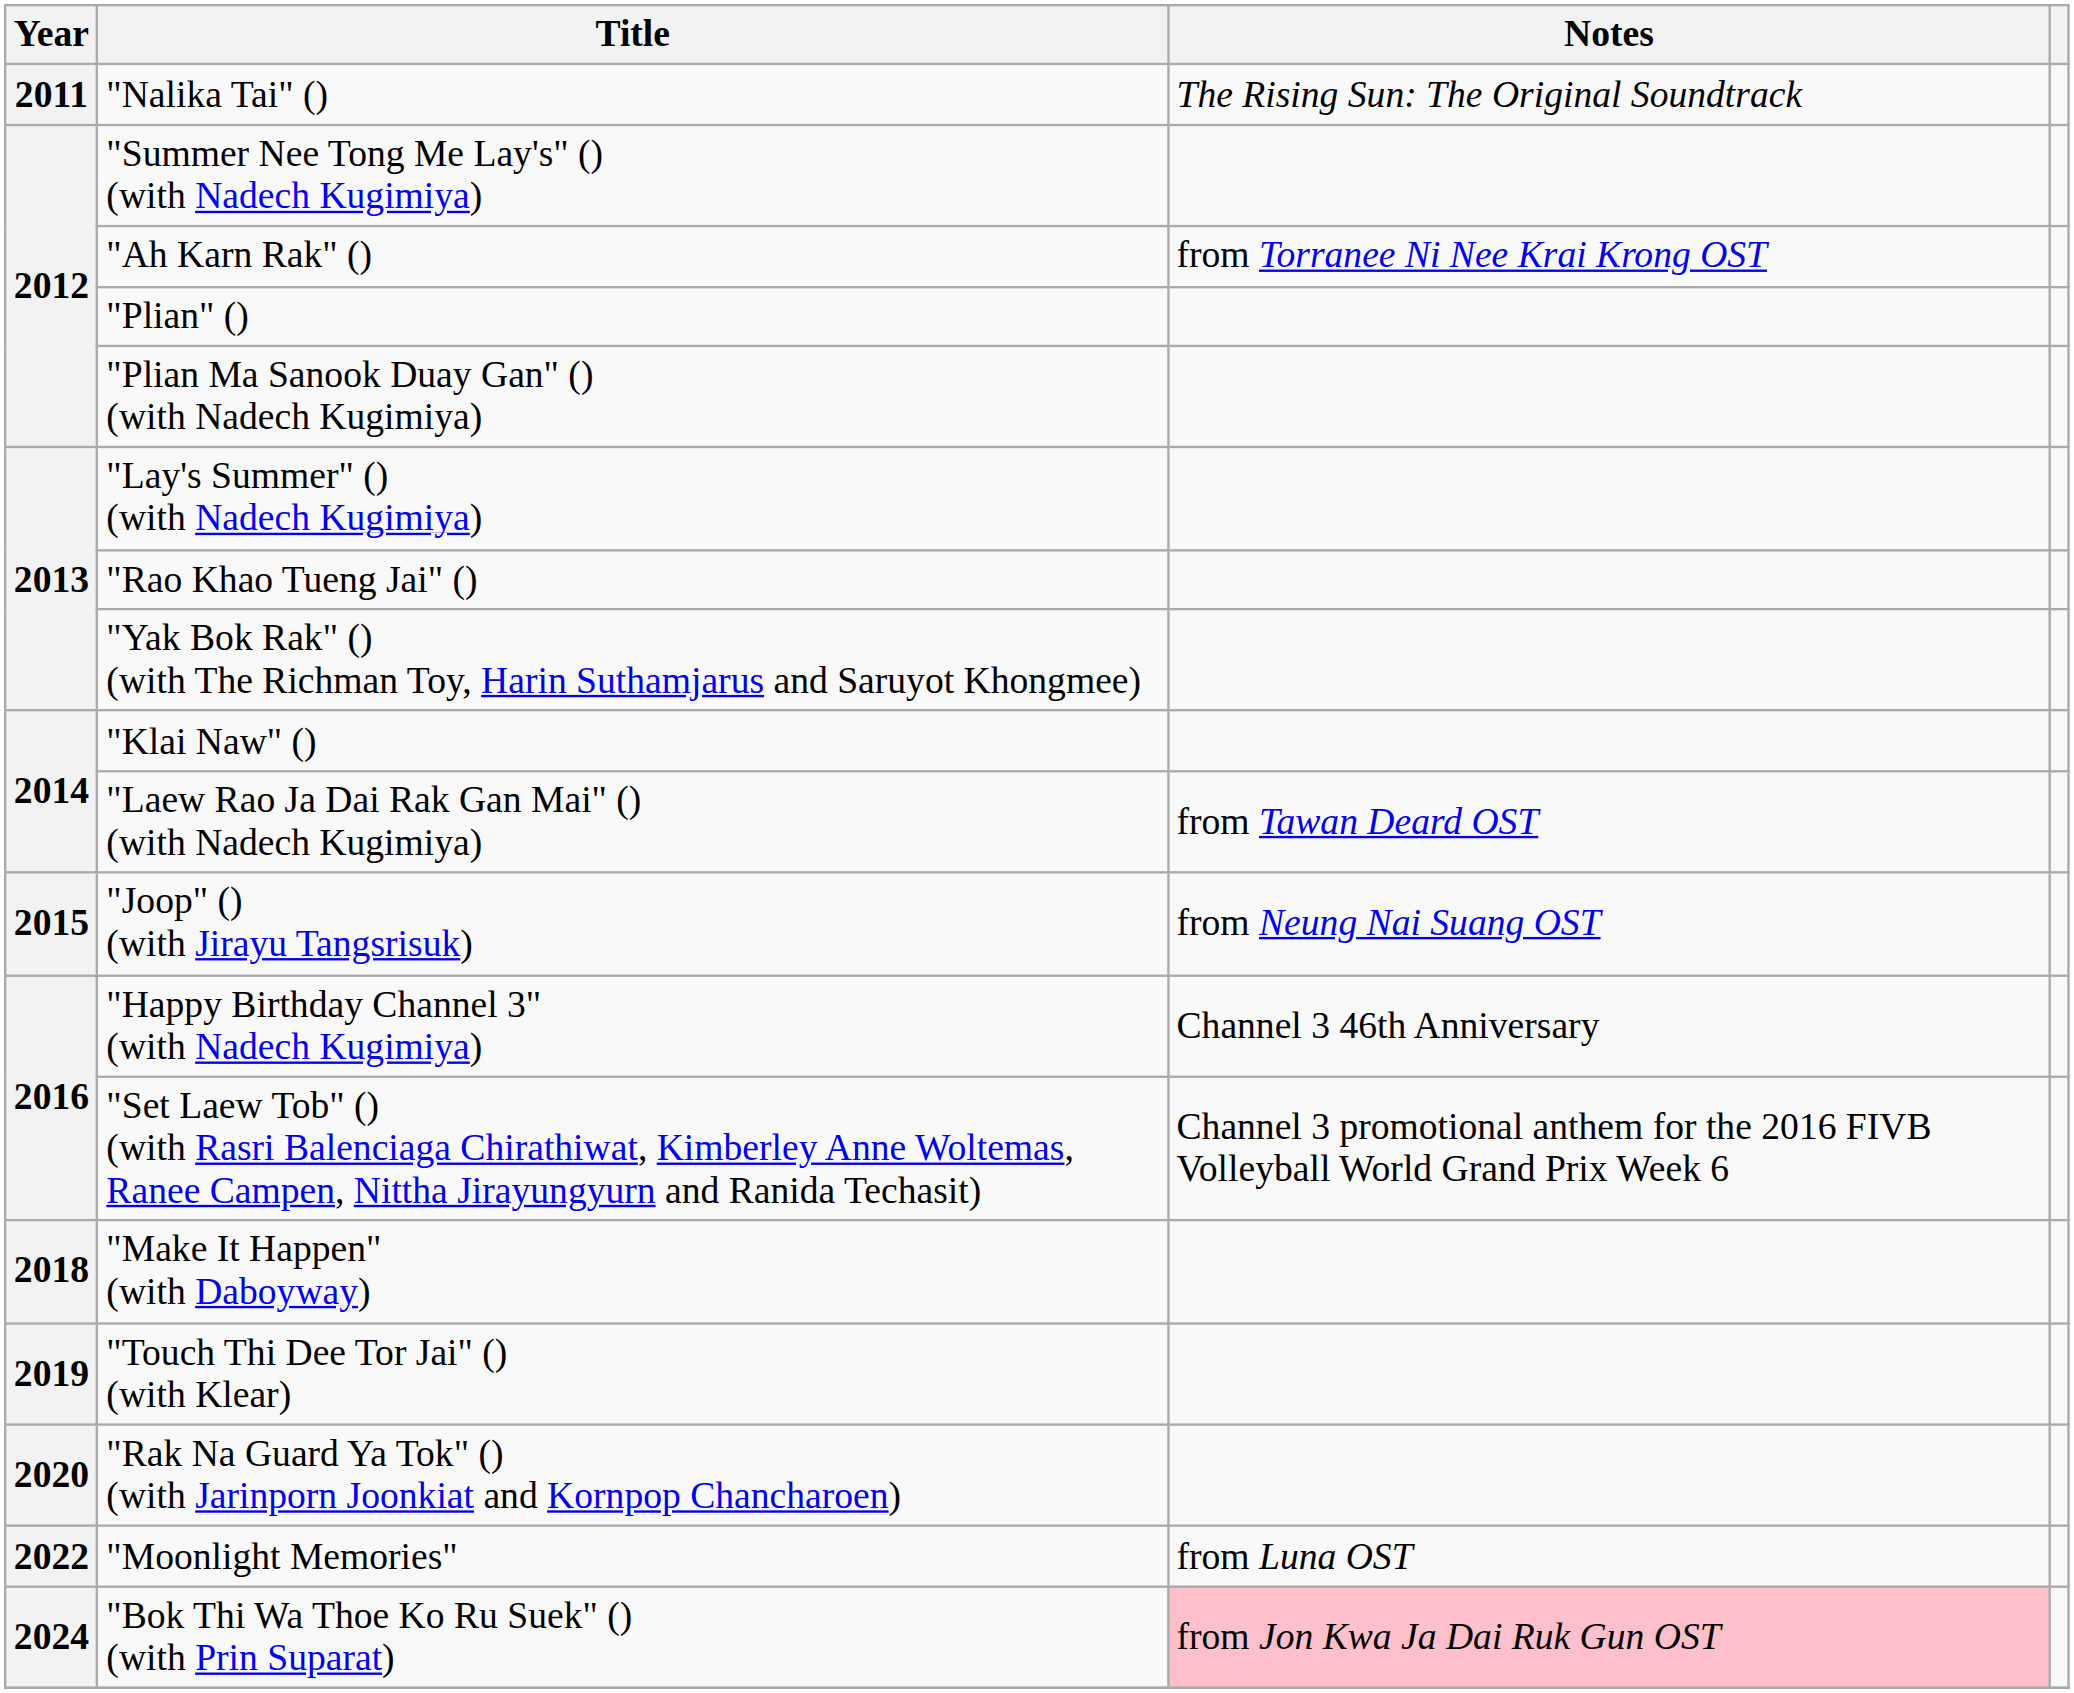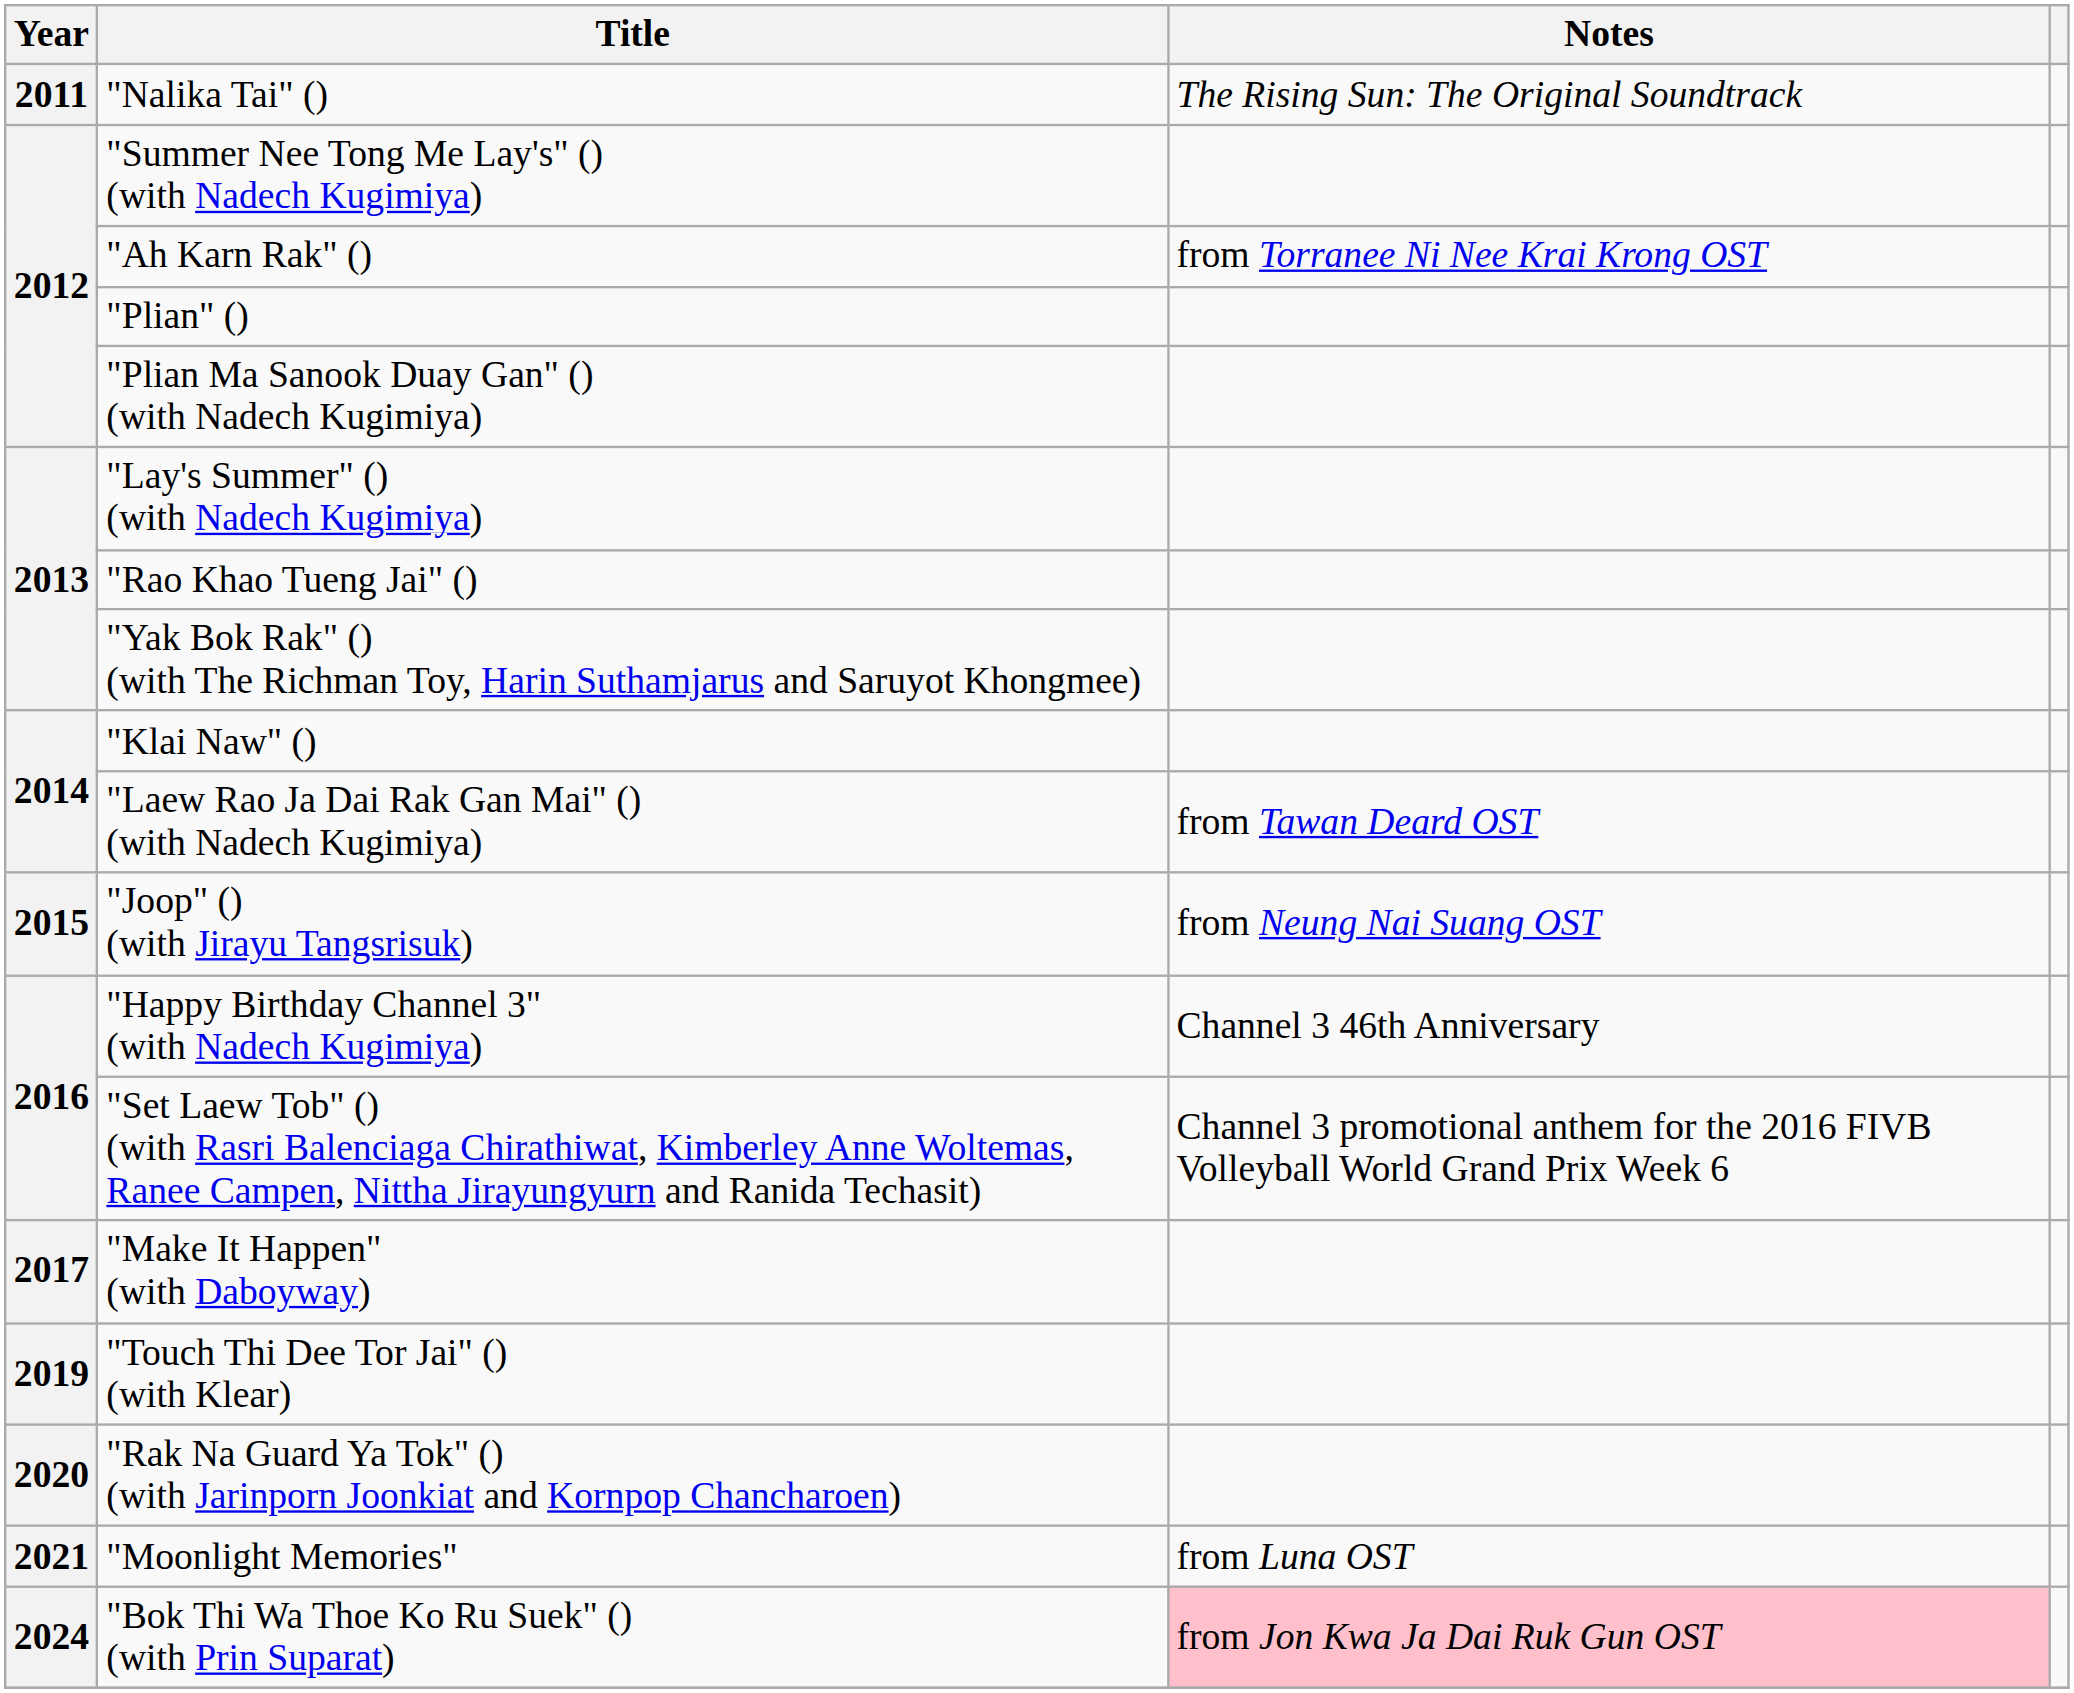(51, 1271) 2018 -> (51, 1271) 2017
(51, 1555) 2022 -> (51, 1555) 2021
